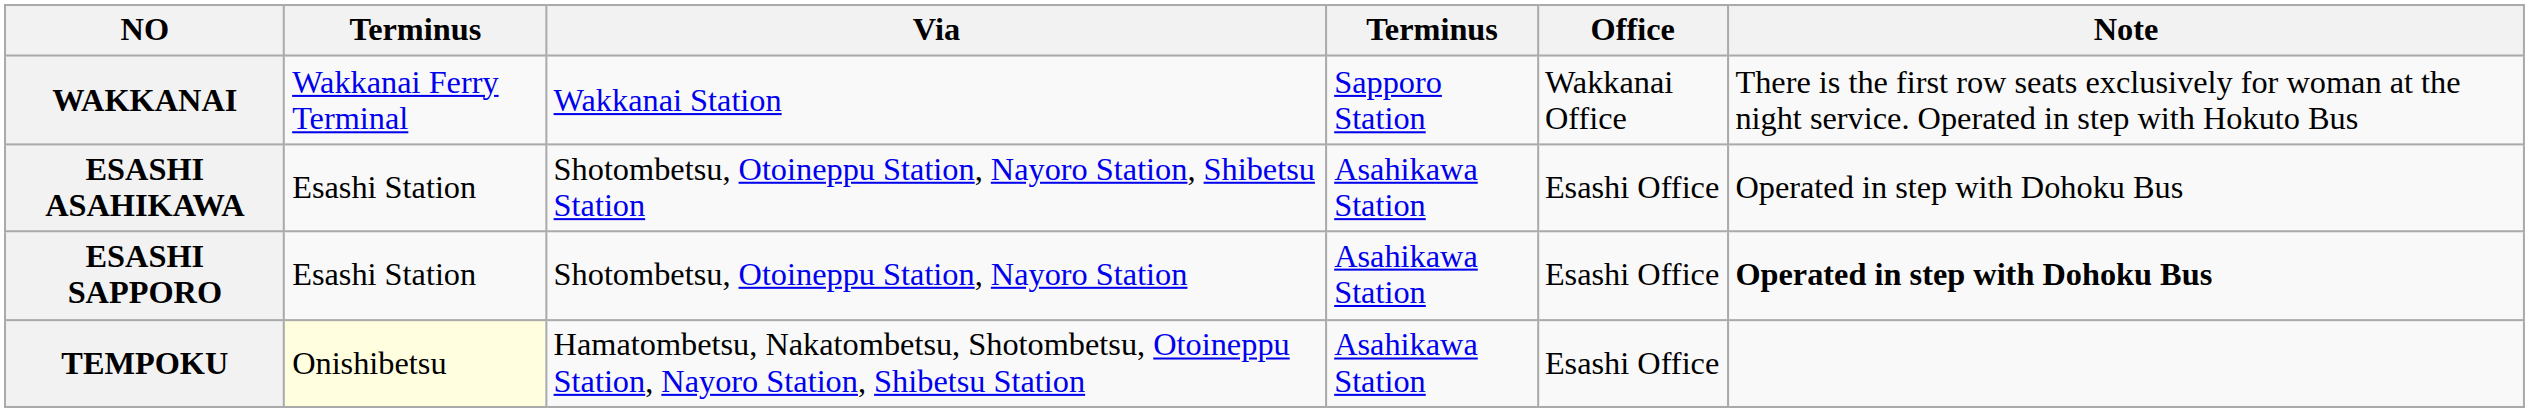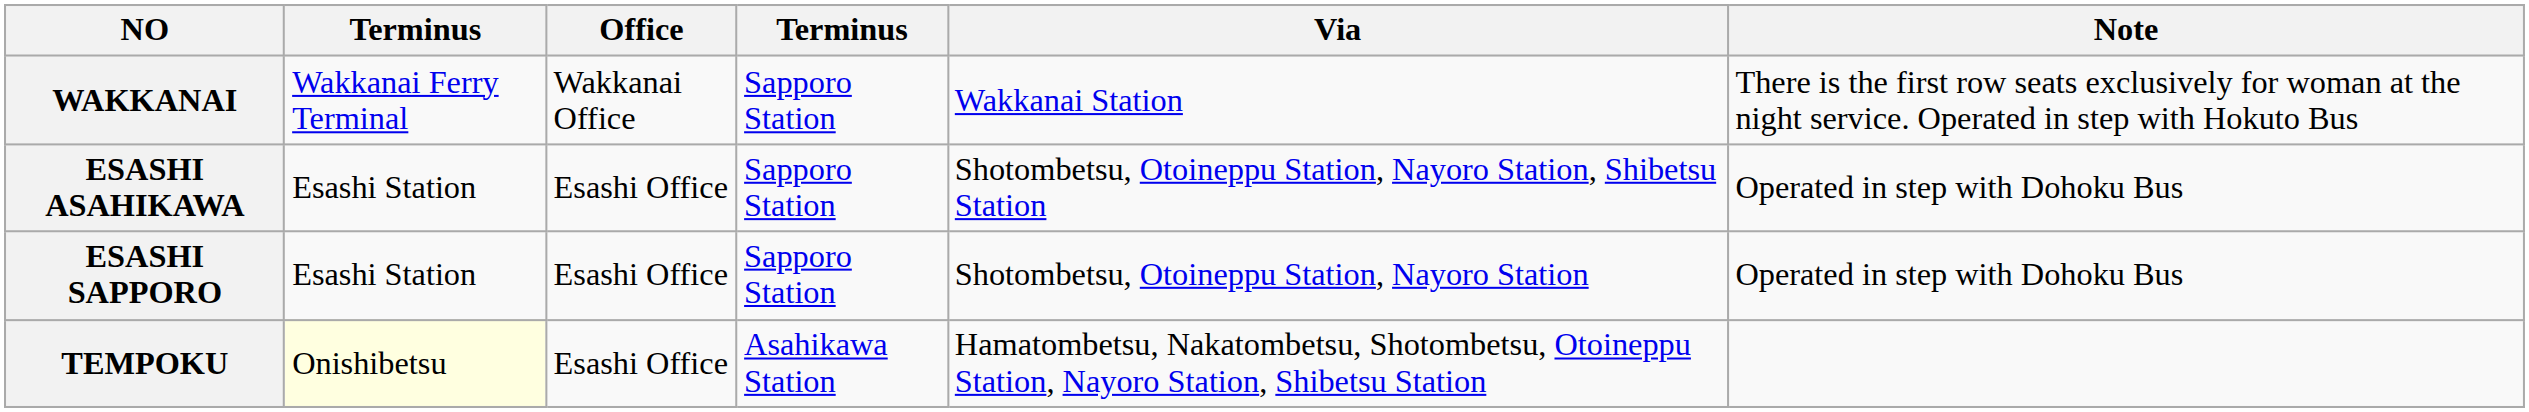columns swapped: (936, 30) <-> (1633, 30)
(1406, 187) Asahikawa Station -> (798, 187) Sapporo Station
(1406, 274) Asahikawa Station -> (798, 274) Sapporo Station
(1974, 274) bold -> (1959, 274) normal
